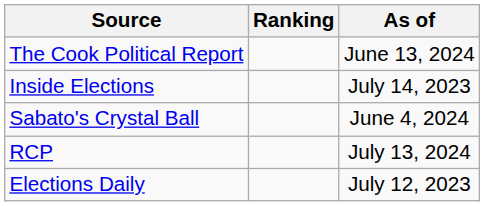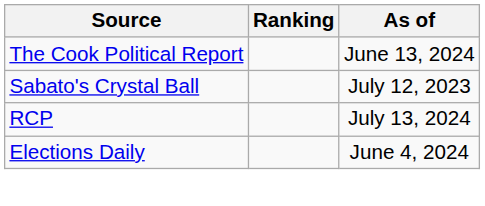- row: (82, 86)
(409, 119) June 4, 2024 -> (409, 86) July 12, 2023
(409, 184) July 12, 2023 -> (409, 151) June 4, 2024
